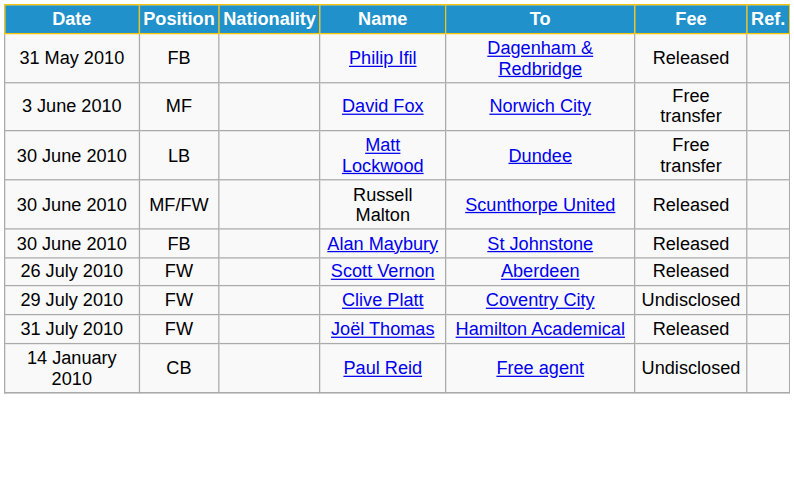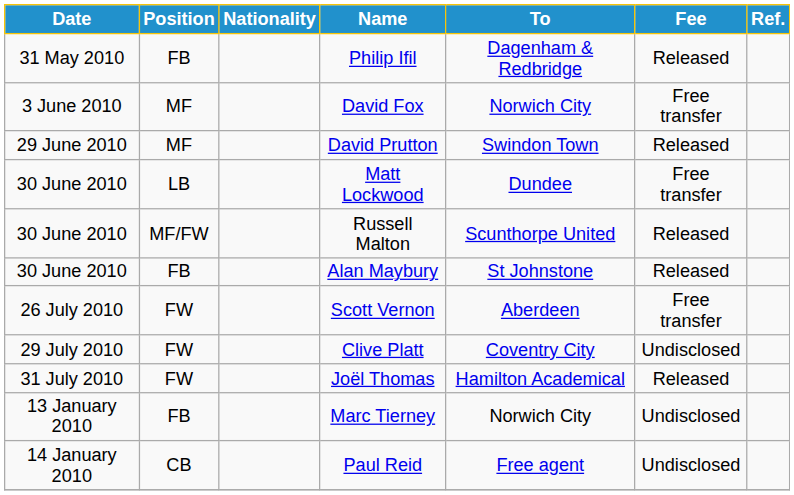+ row: (383, 146)
(691, 272) Released -> (691, 311) Free transfer
+ row: (383, 417)
